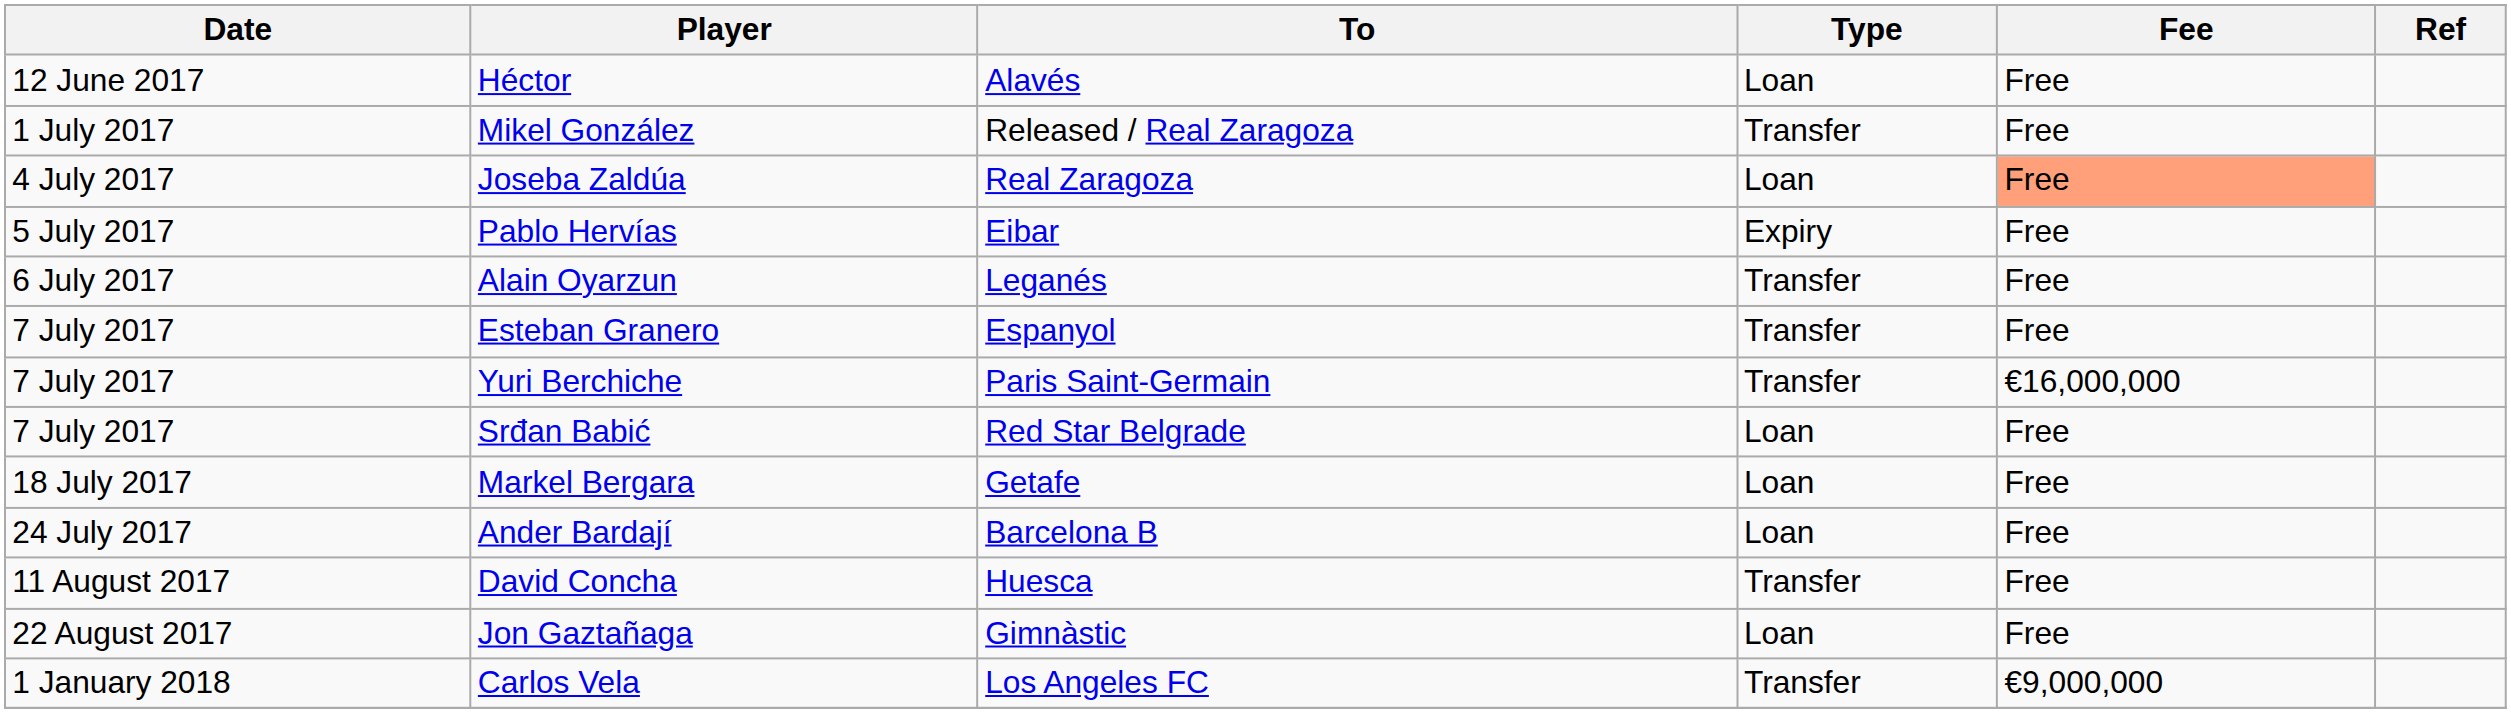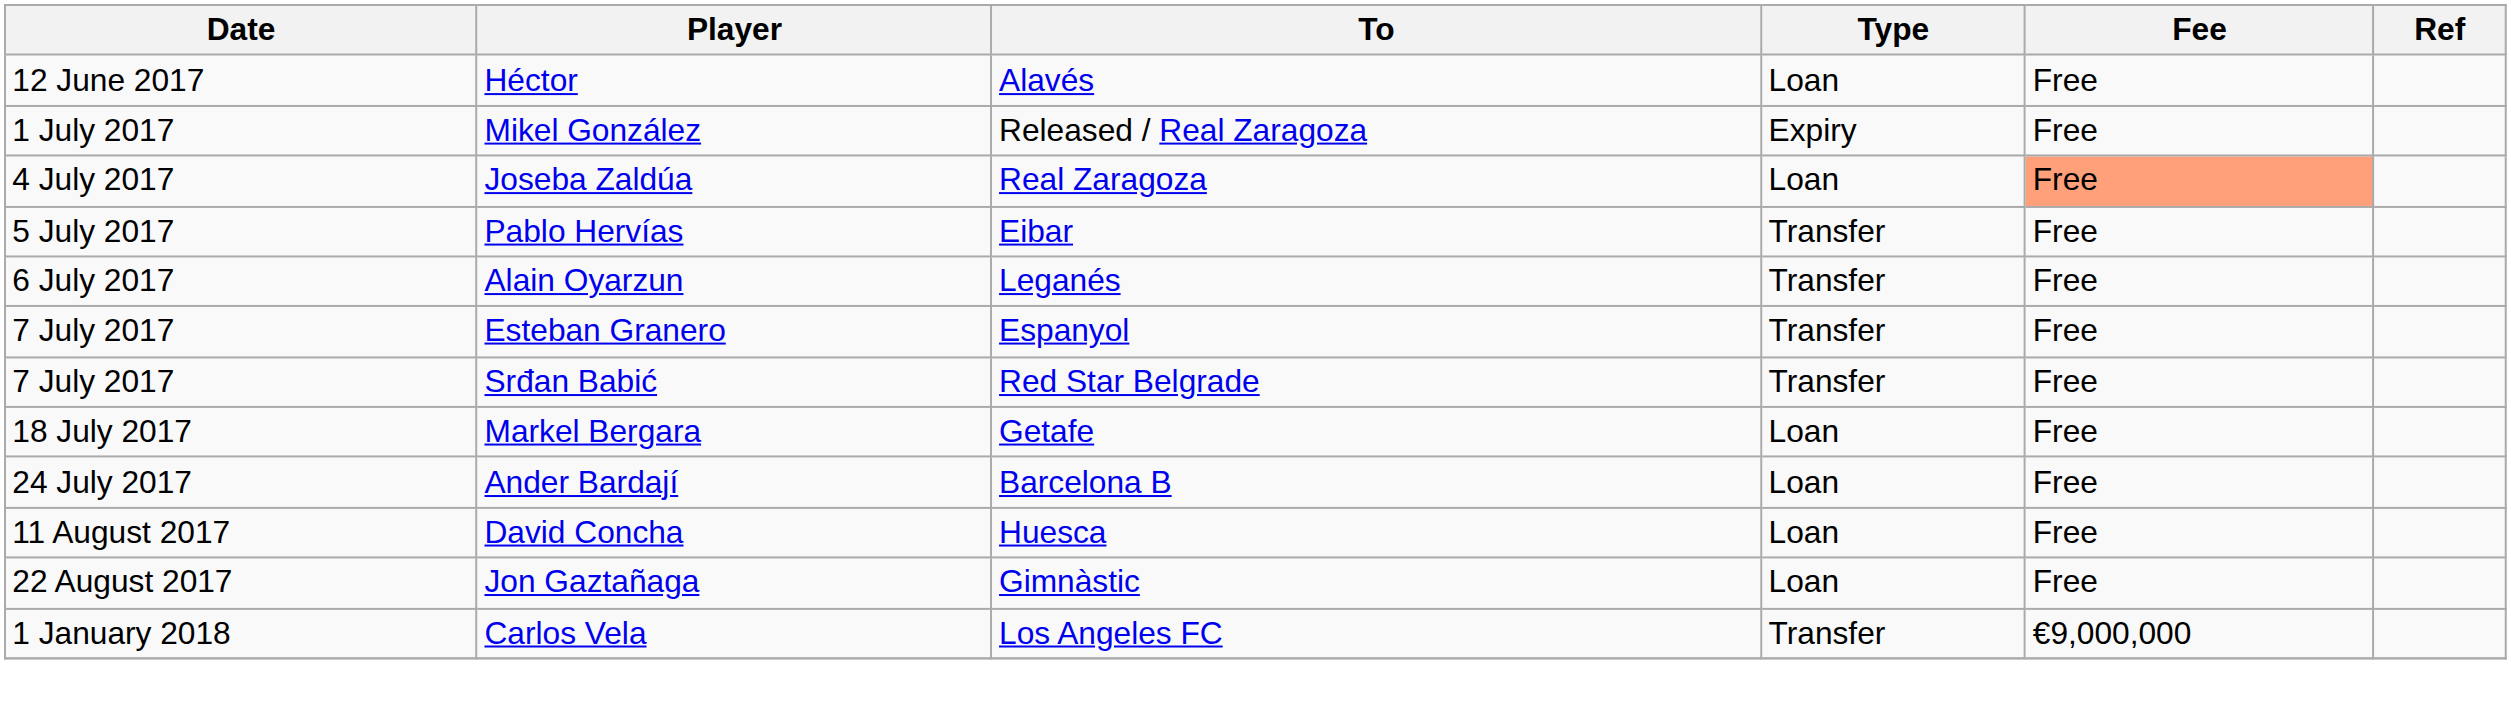(1802, 130) Transfer -> (1813, 130) Expiry
(1788, 230) Expiry -> (1827, 230) Transfer
- row: (580, 381)
(1779, 431) Loan -> (1827, 381) Transfer
(1802, 582) Transfer -> (1804, 532) Loan
